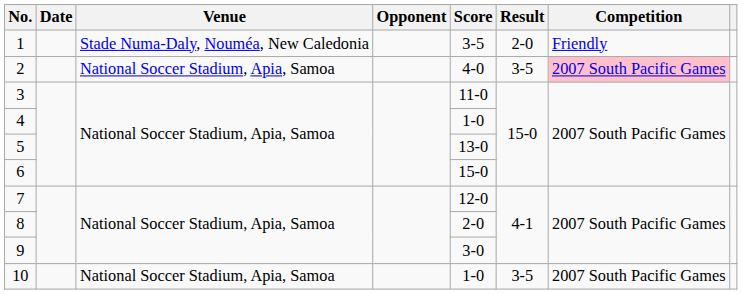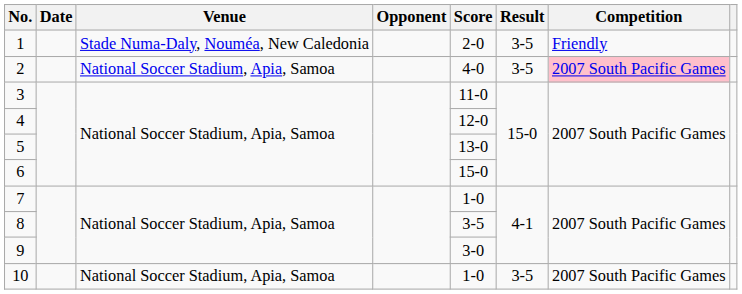(473, 43) 3-5 -> (473, 43) 2-0
(522, 43) 2-0 -> (522, 43) 3-5
(473, 120) 1-0 -> (473, 120) 12-0
(473, 198) 12-0 -> (473, 198) 1-0
(473, 224) 2-0 -> (473, 224) 3-5
